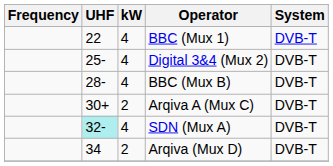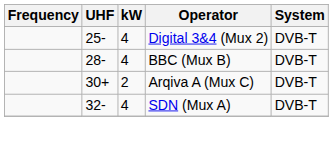- row: (189, 37)
(96, 127) paleturquoise background -> (96, 104) no background
- row: (195, 149)
